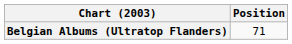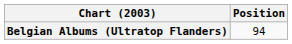(259, 31) 71 -> (259, 31) 94
